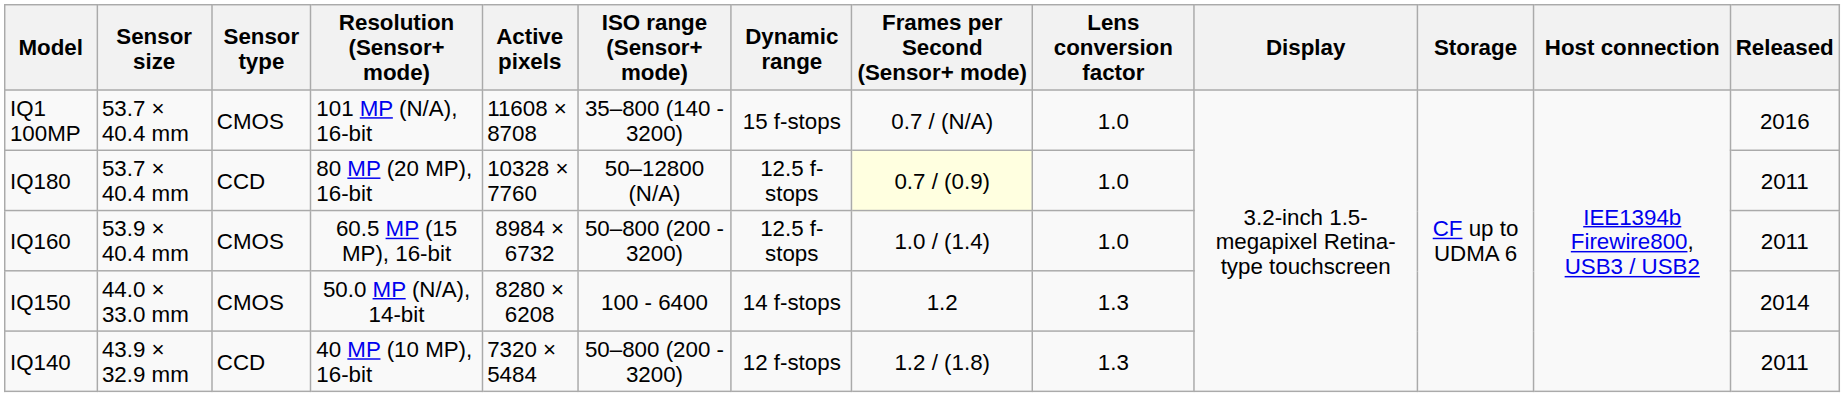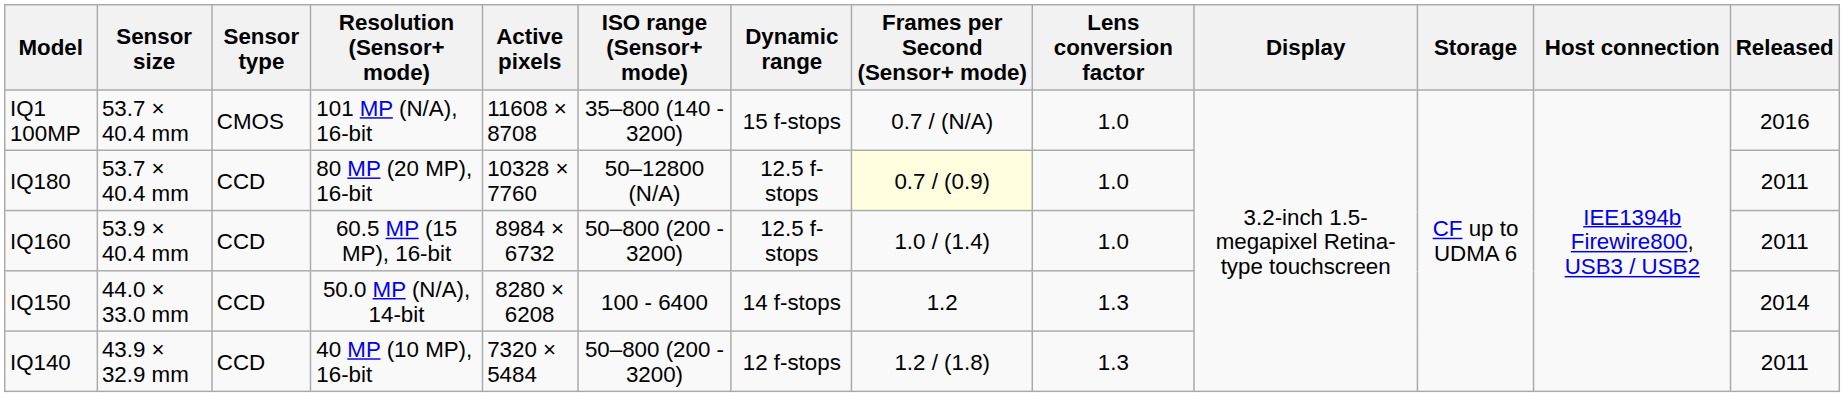(250, 241) CMOS -> (241, 241) CCD
(250, 302) CMOS -> (241, 302) CCD
